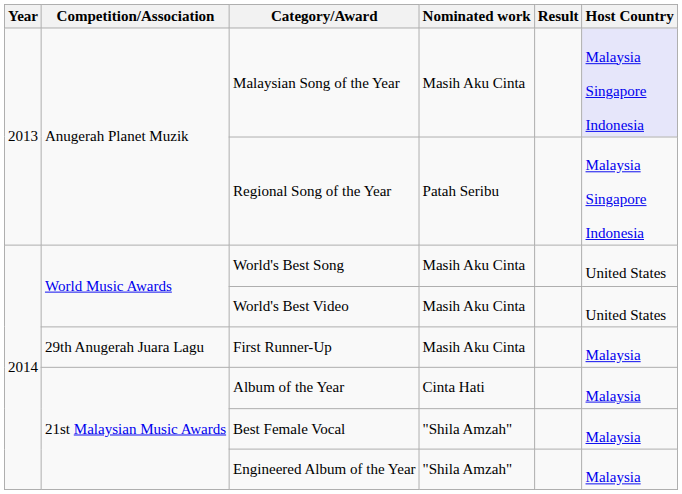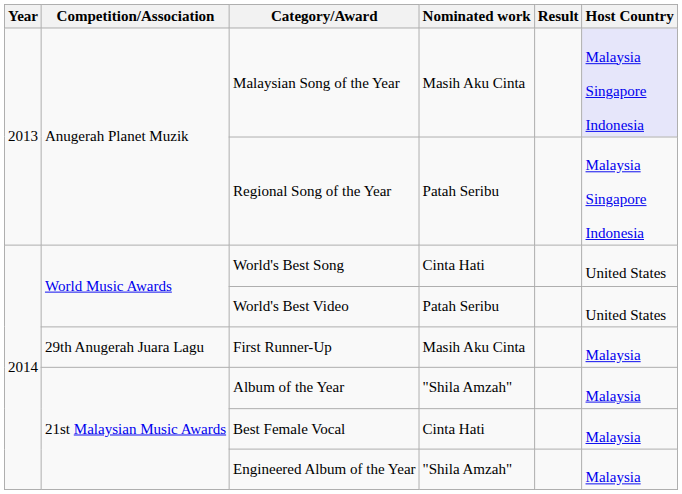(474, 265) Masih Aku Cinta -> (454, 265) Cinta Hati
(474, 306) Masih Aku Cinta -> (461, 306) Patah Seribu
(454, 387) Cinta Hati -> (467, 387) "Shila Amzah"
(467, 428) "Shila Amzah" -> (454, 428) Cinta Hati
